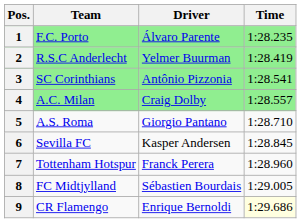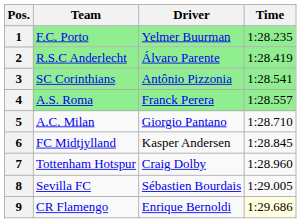(181, 36) Álvaro Parente -> (186, 36) Yelmer Buurman
(186, 57) Yelmer Buurman -> (181, 57) Álvaro Parente
(65, 100) A.C. Milan -> (65, 100) A.S. Roma
(174, 100) Craig Dolby -> (178, 100) Franck Perera
(65, 121) A.S. Roma -> (65, 121) A.C. Milan
(63, 143) Sevilla FC -> (76, 143) FC Midtjylland
(178, 164) Franck Perera -> (174, 164) Craig Dolby
(76, 185) FC Midtjylland -> (63, 185) Sevilla FC
